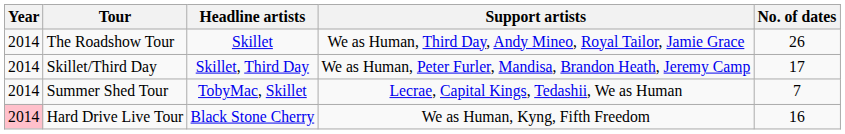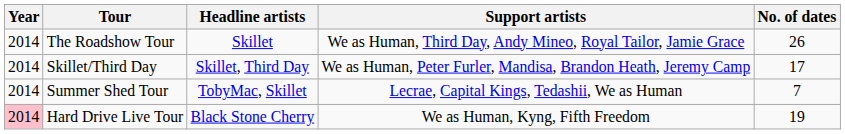(797, 116) 16 -> (797, 116) 19
